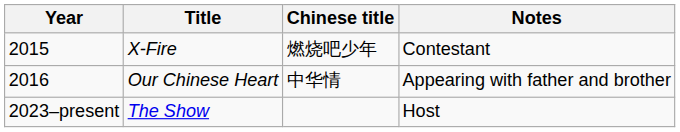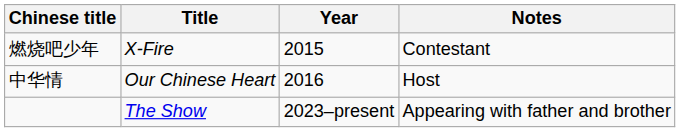columns swapped: (64, 18) <-> (340, 18)
(537, 81) Appearing with father and brother -> (421, 81) Host
(421, 111) Host -> (537, 111) Appearing with father and brother
